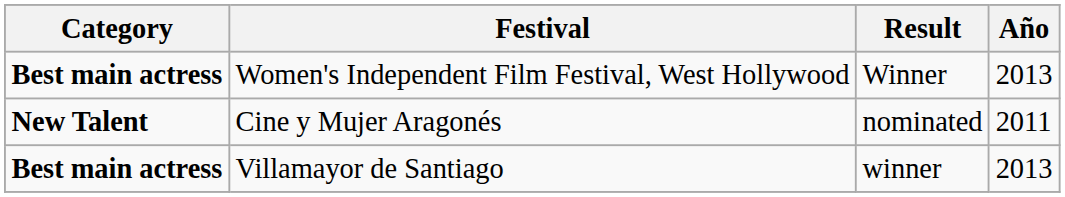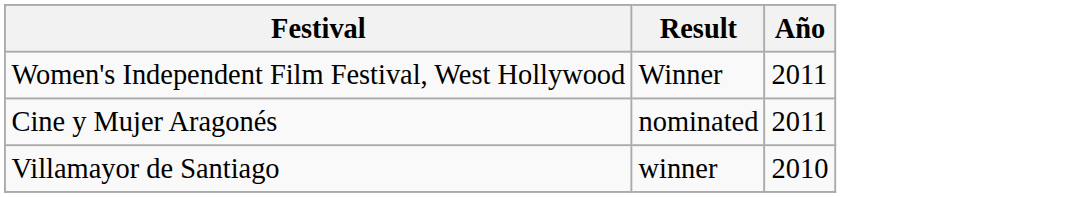- column: (117, 28)
(1024, 74) 2013 -> (799, 74) 2011
(1024, 168) 2013 -> (800, 168) 2010
